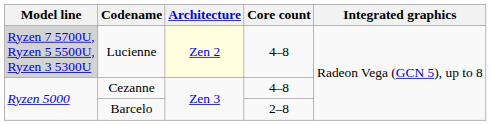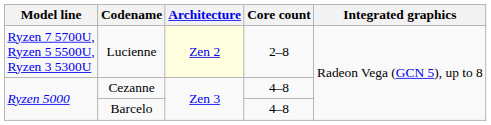(51, 51) lightgrey background -> (51, 51) no background
(279, 51) 4–8 -> (279, 51) 2–8
(279, 109) 2–8 -> (279, 109) 4–8
